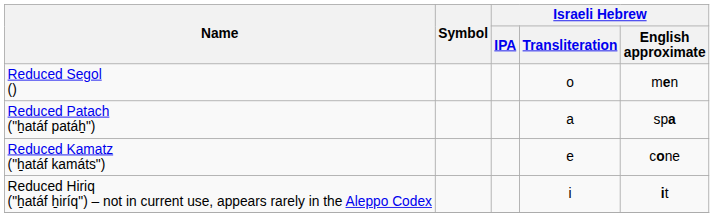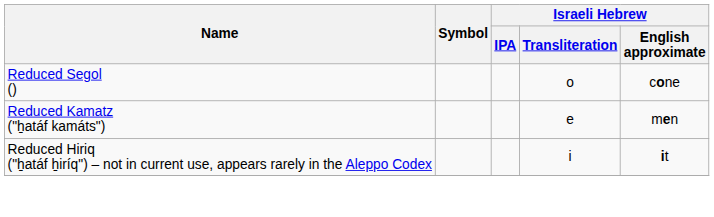(665, 82) men -> (665, 82) cone
- row: (58, 119)
(665, 156) cone -> (665, 119) men
